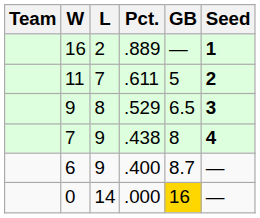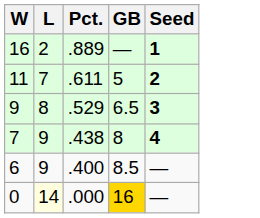- column: (33, 19)
(182, 167) 8.7 -> (126, 167) 8.5
(105, 197) no background -> (49, 197) lightyellow background
